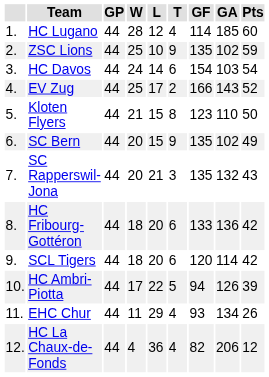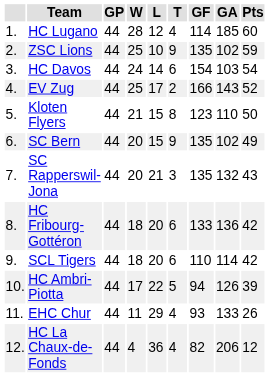(201, 260) 120 -> (200, 260) 110
(227, 313) 134 -> (227, 313) 133
